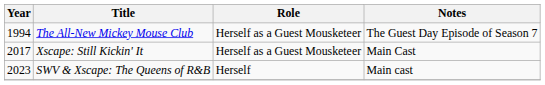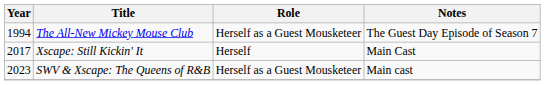(288, 51) Herself as a Guest Mousketeer -> (233, 51) Herself
(233, 70) Herself -> (288, 70) Herself as a Guest Mousketeer
